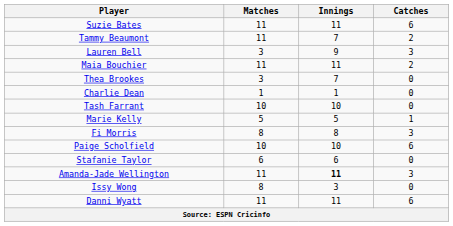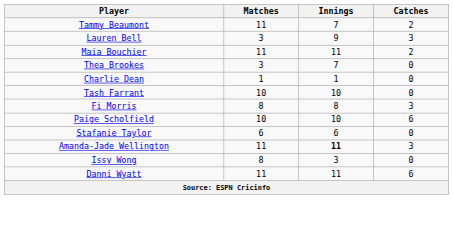- row: (114, 25)
- row: (114, 120)
